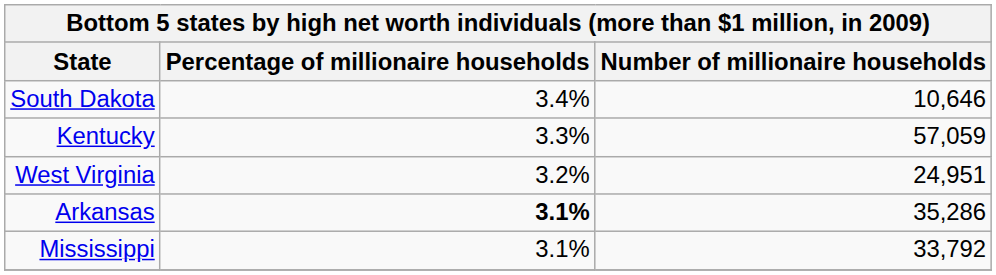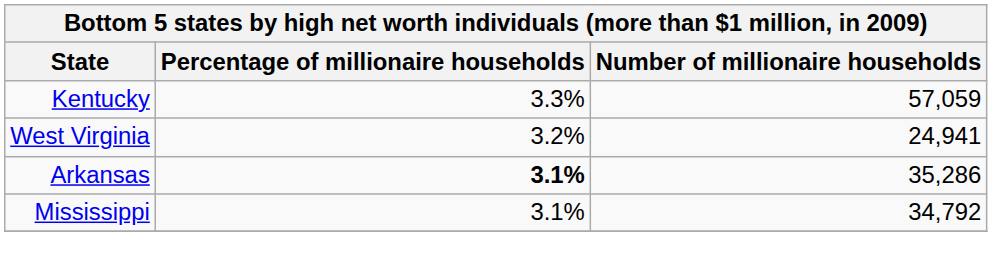- row: (82, 99)
(950, 174) 24,951 -> (945, 136) 24,941
(950, 250) 33,792 -> (945, 212) 34,792
